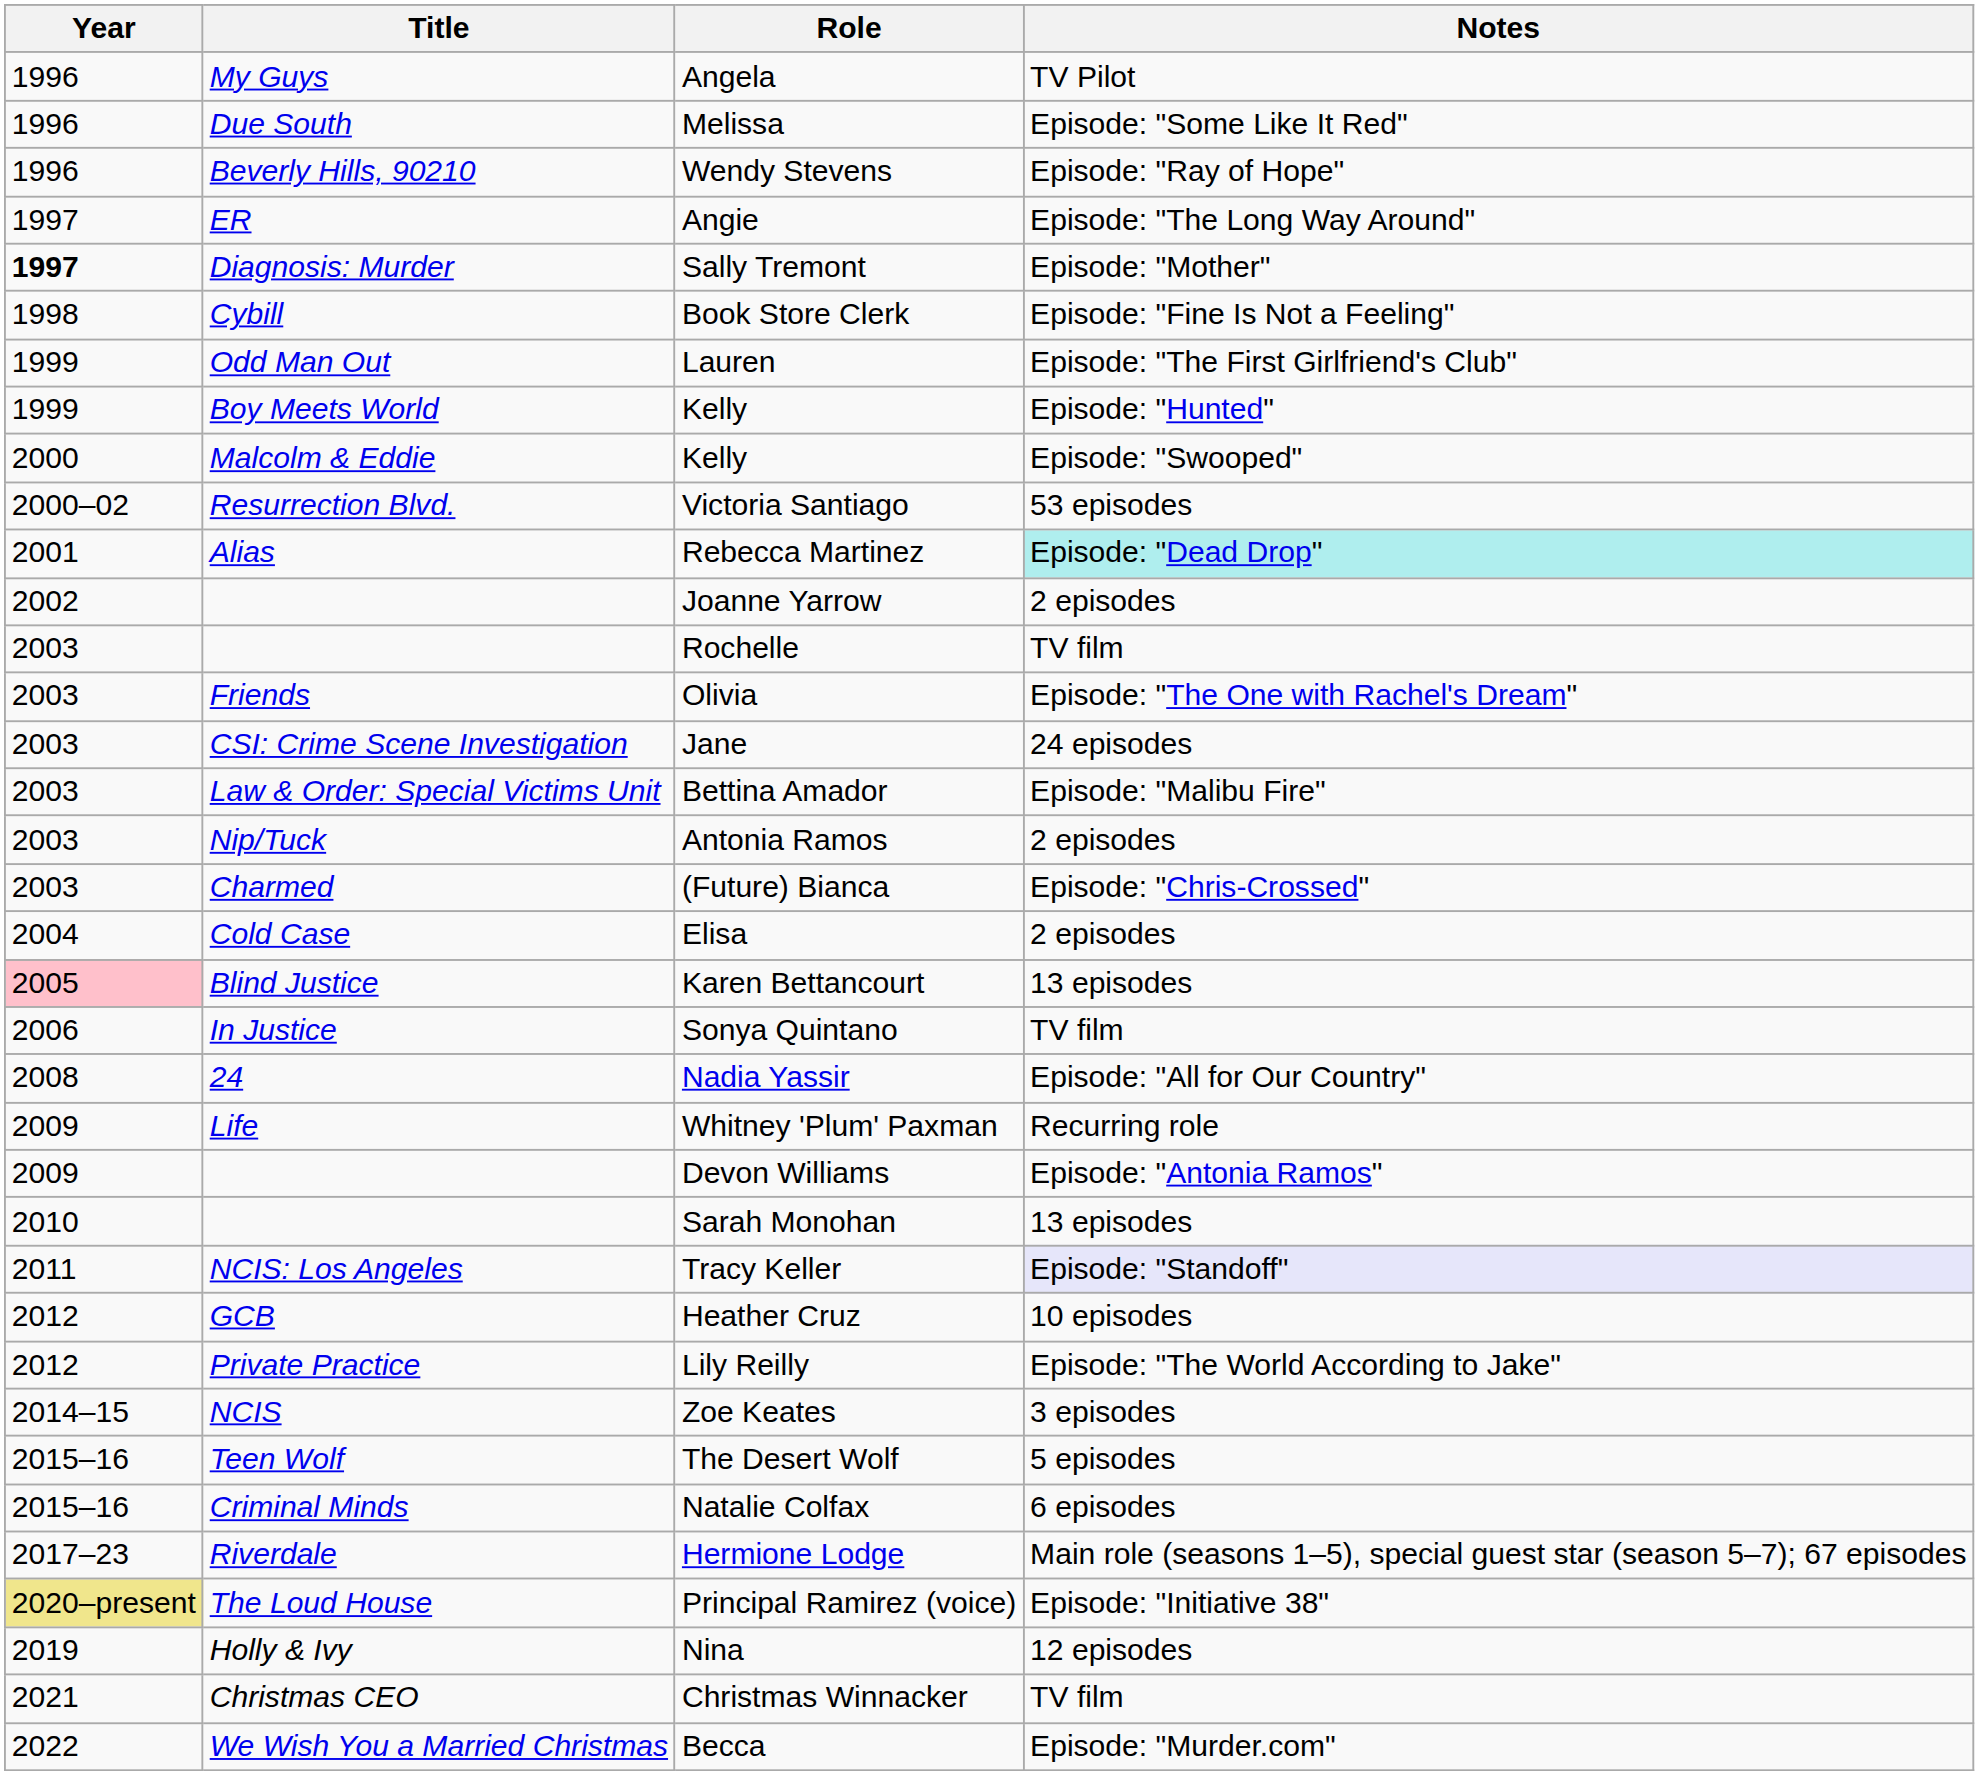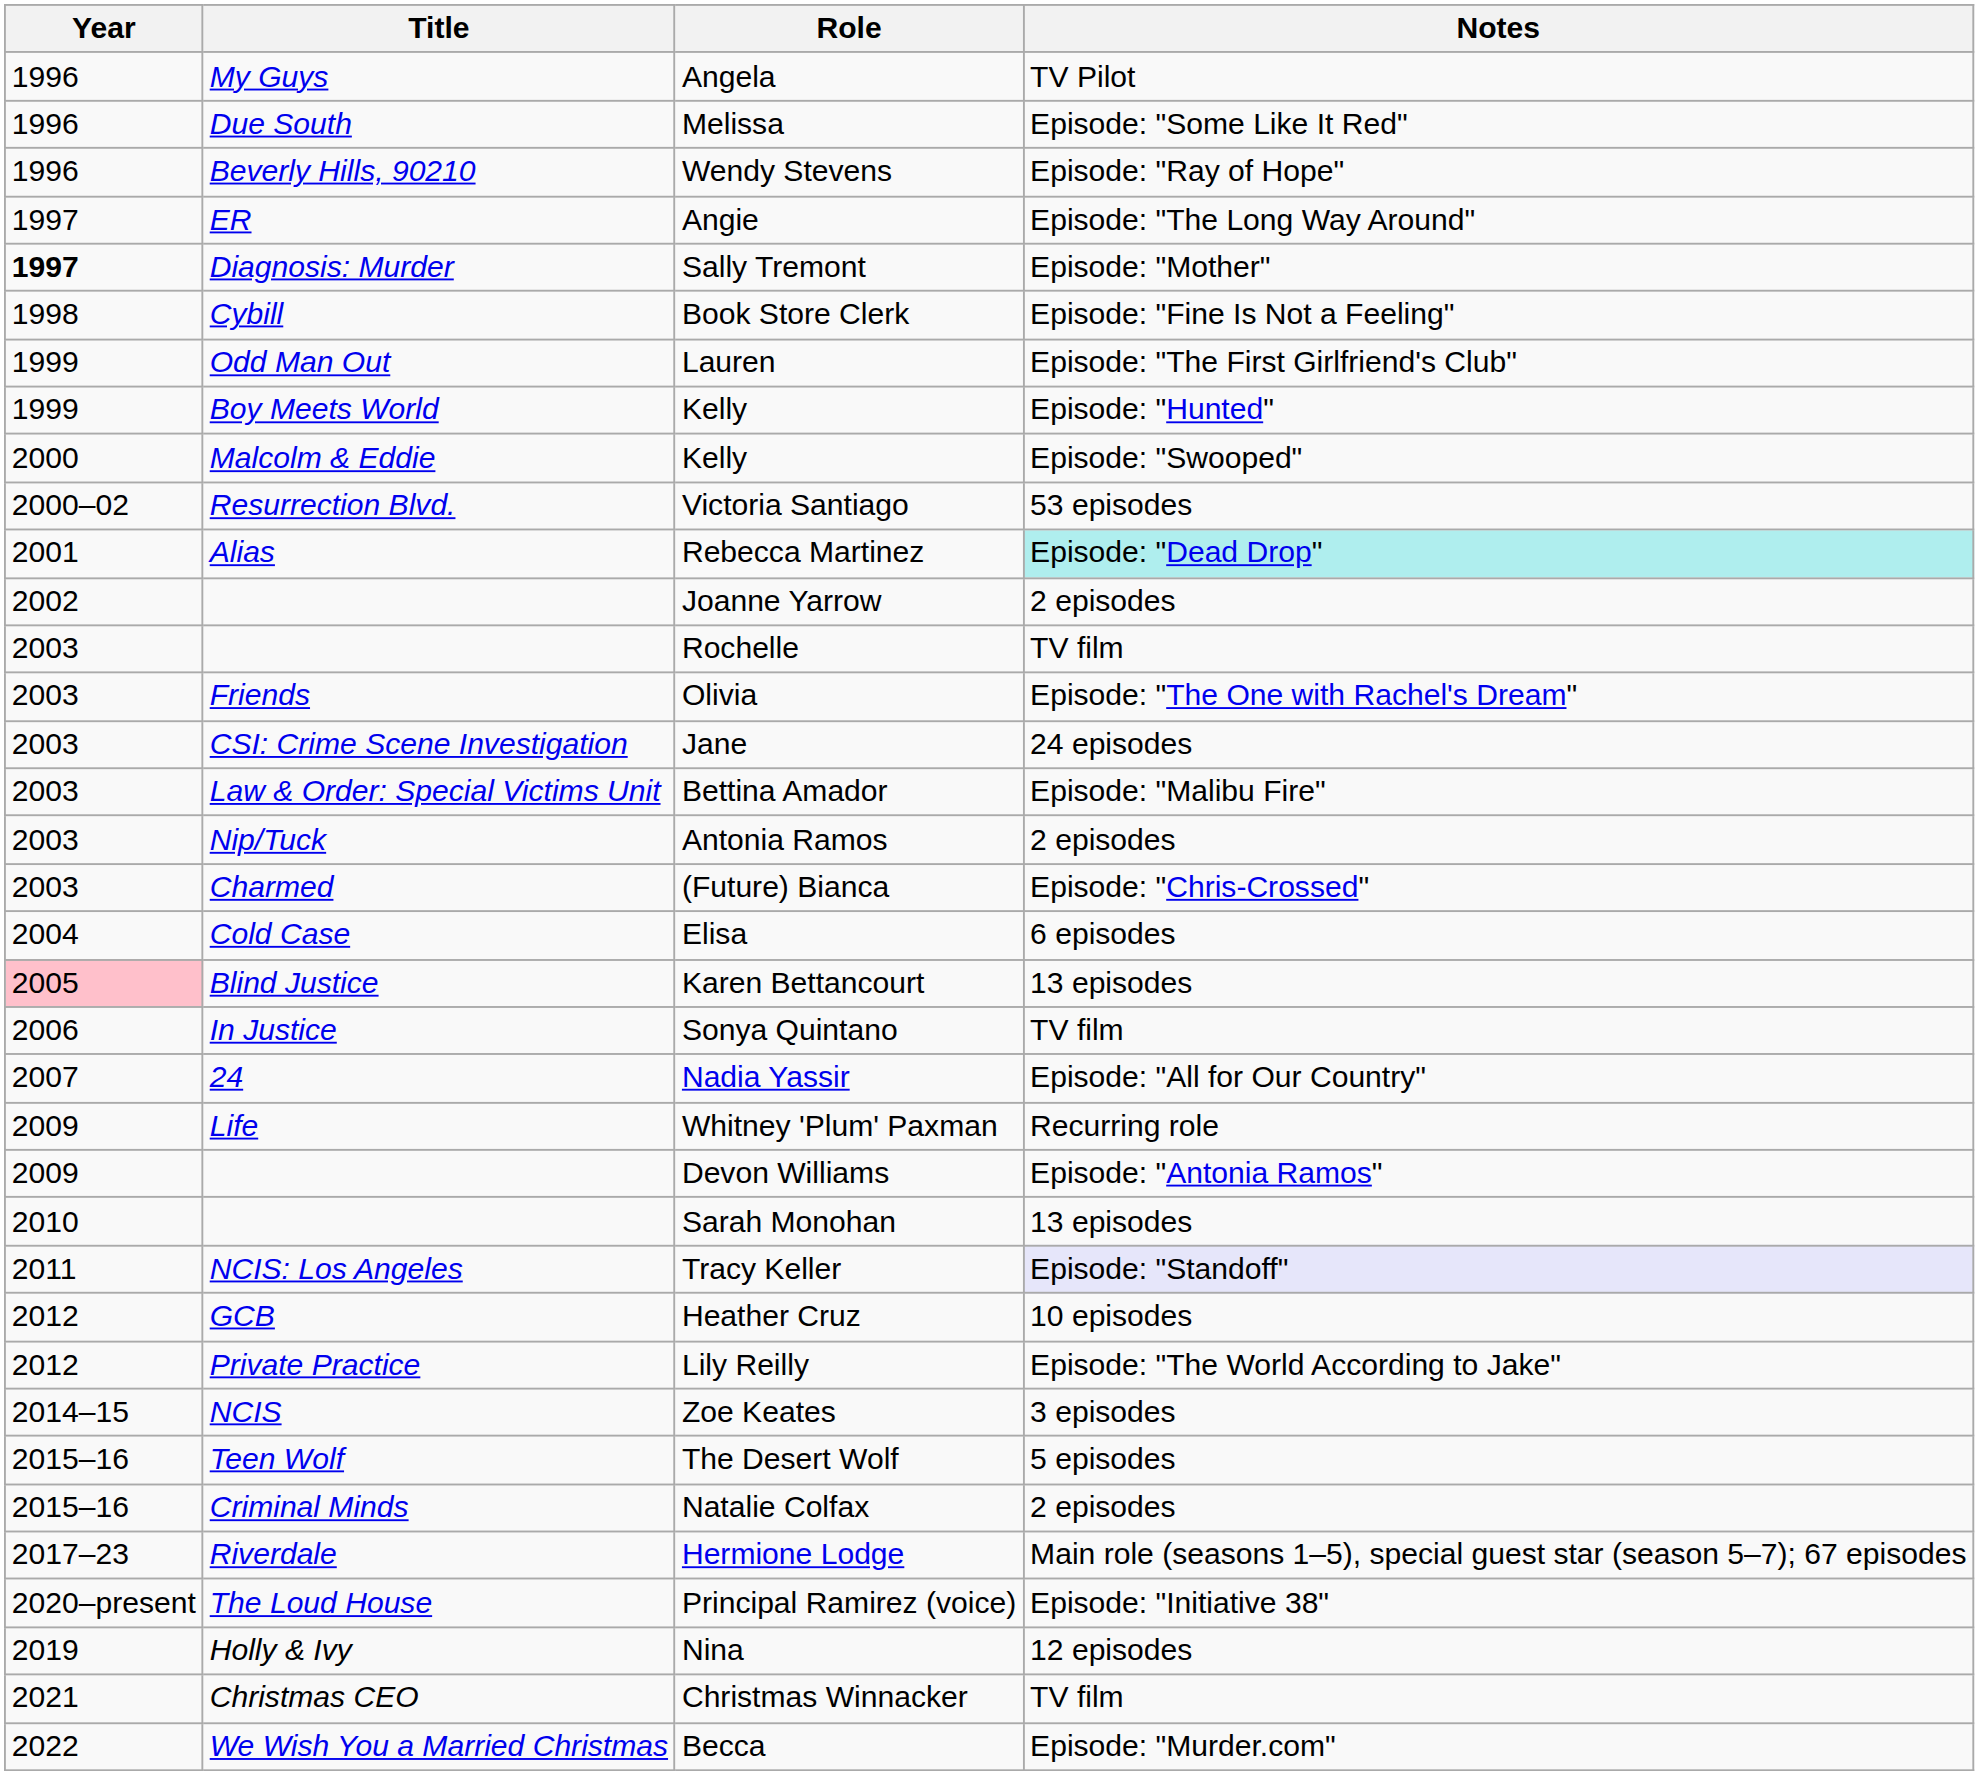(1103, 934) 2 episodes -> (1103, 934) 6 episodes
(45, 1077) 2008 -> (45, 1077) 2007
(1103, 1507) 6 episodes -> (1103, 1507) 2 episodes
(104, 1602) khaki background -> (104, 1602) no background
